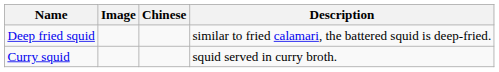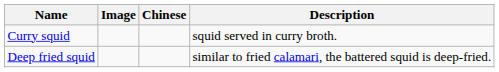rows swapped: (51, 35) <-> (39, 56)
